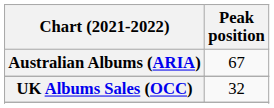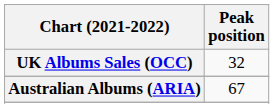rows swapped: (105, 62) <-> (105, 89)
